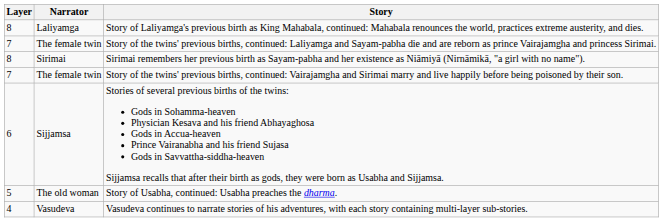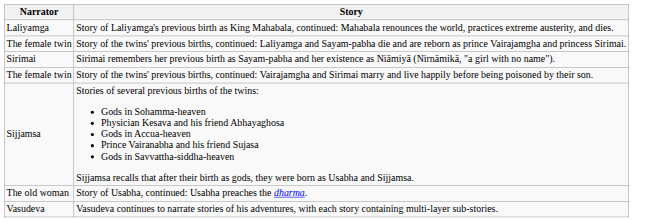- column: (19, 12)
